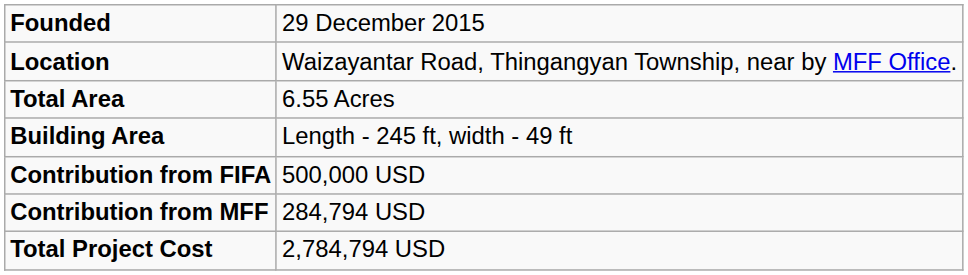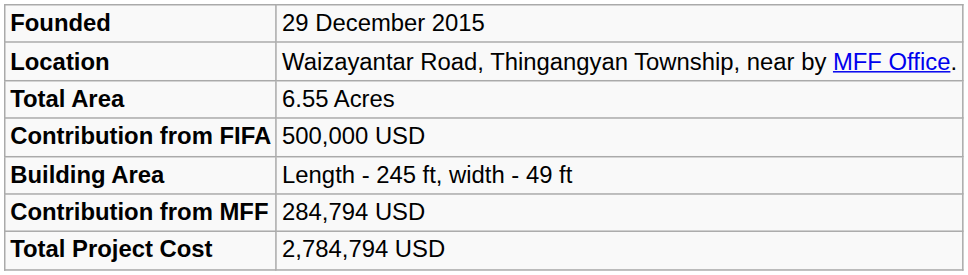rows swapped: (87, 136) <-> (141, 174)
